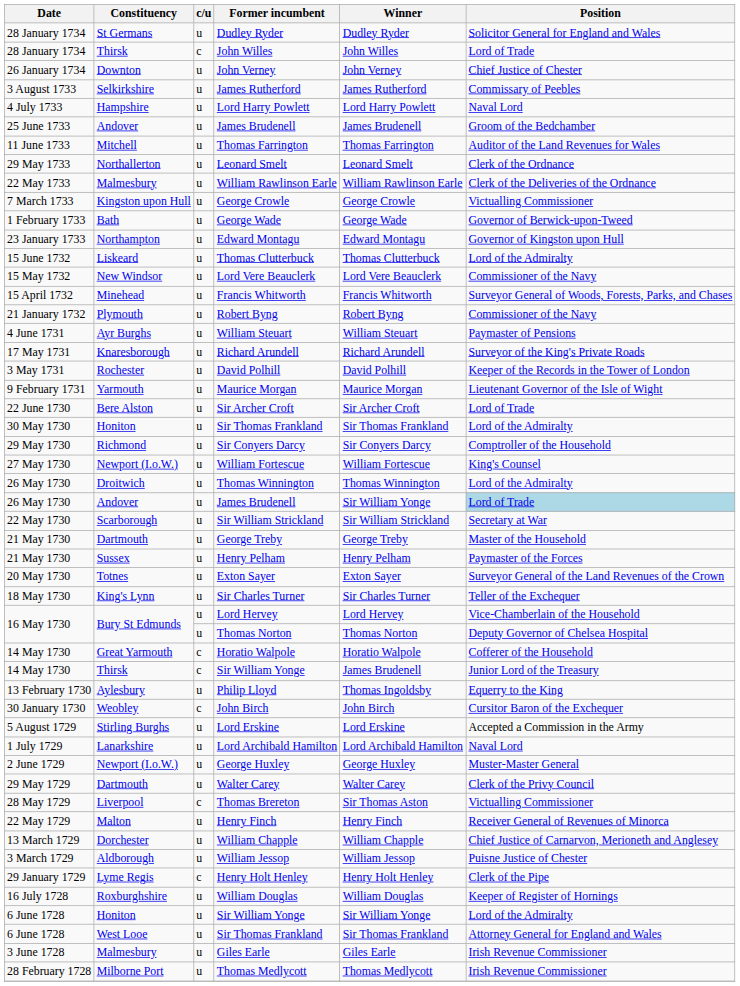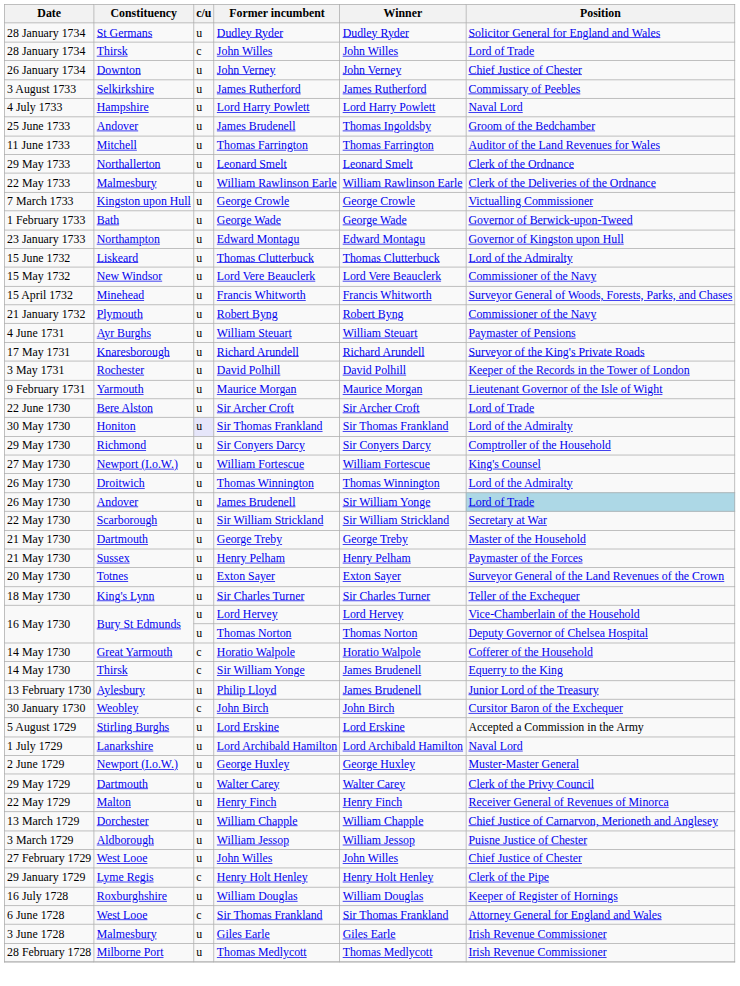(382, 126) James Brudenell -> (387, 126) Thomas Ingoldsby
(199, 426) no background -> (199, 426) lavender background
(534, 671) Junior Lord of the Treasury -> (516, 671) Equerry to the King
(387, 689) Thomas Ingoldsby -> (382, 689) James Brudenell
(516, 689) Equerry to the King -> (534, 689) Junior Lord of the Treasury
- row: (39, 802)
+ row: (49, 858)
- row: (36, 915)
(199, 933) u -> (199, 915) c
